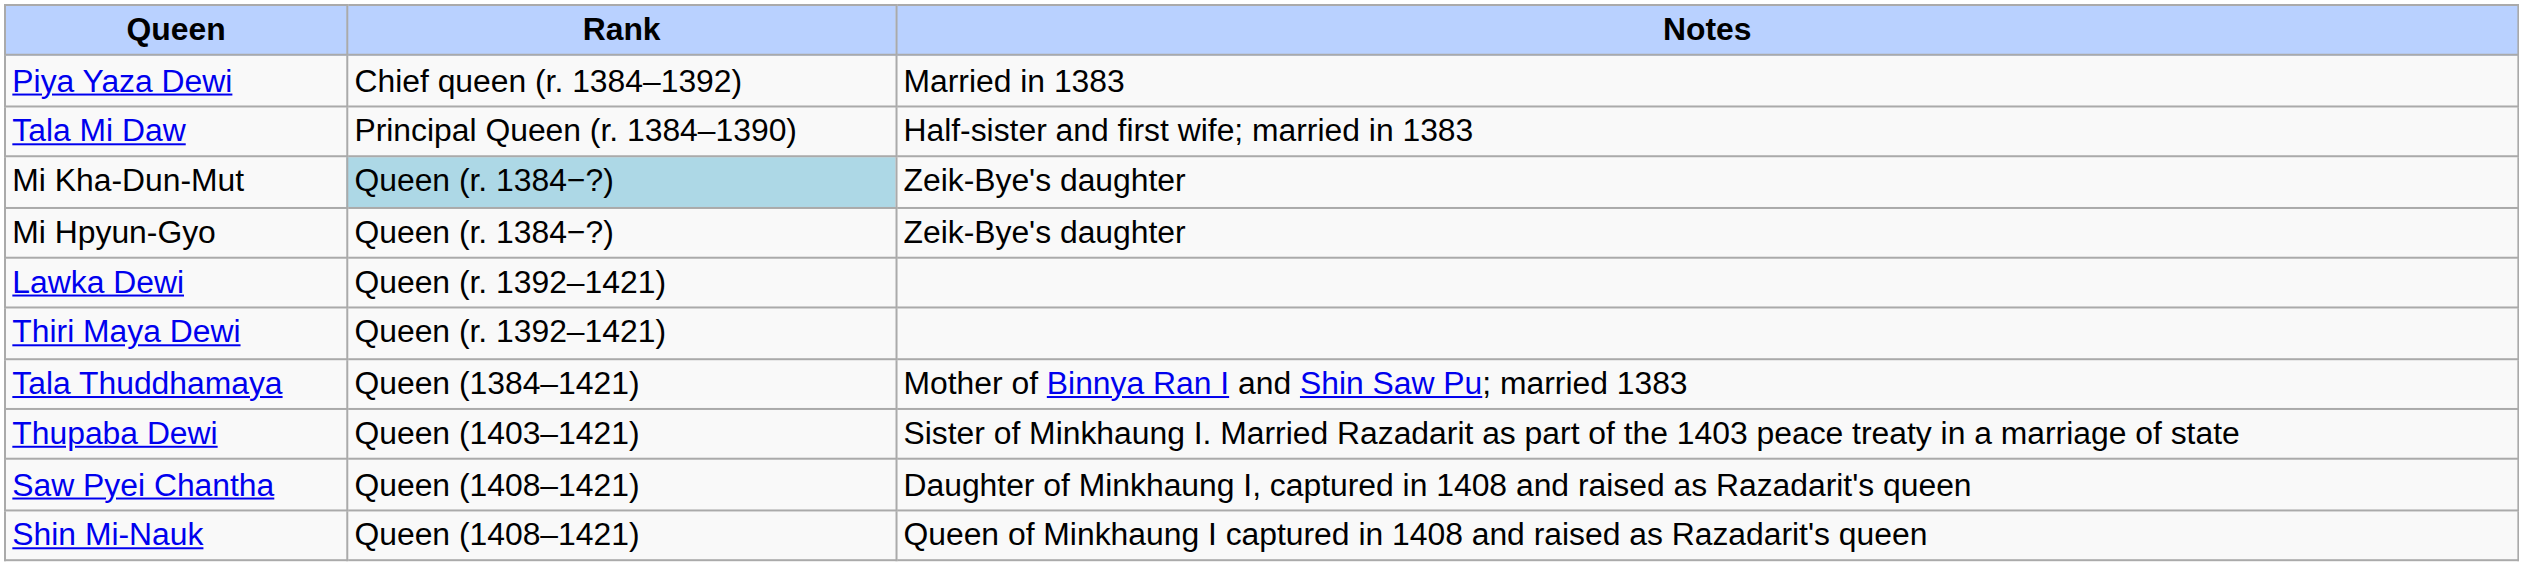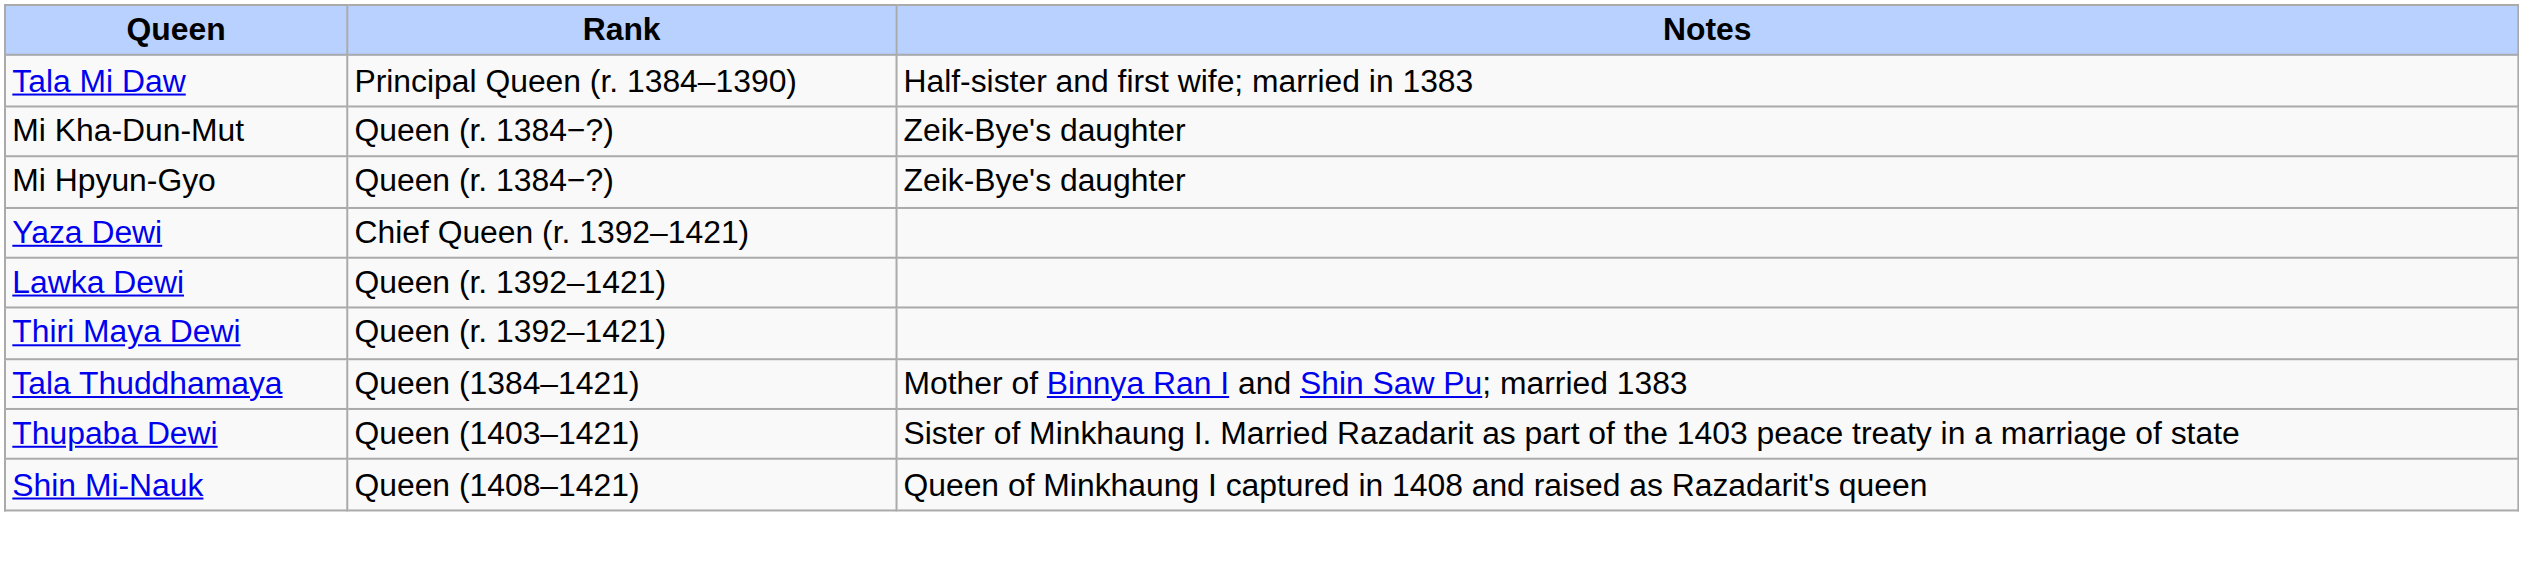- row: (122, 80)
(484, 181) lightblue background -> (484, 130) no background
+ row: (87, 231)
- row: (143, 484)
